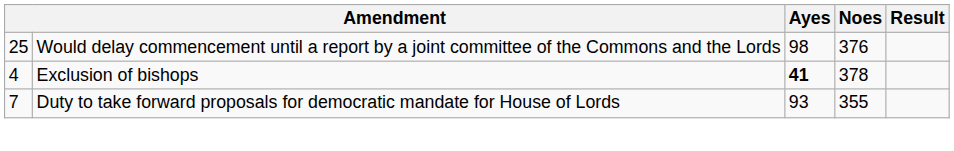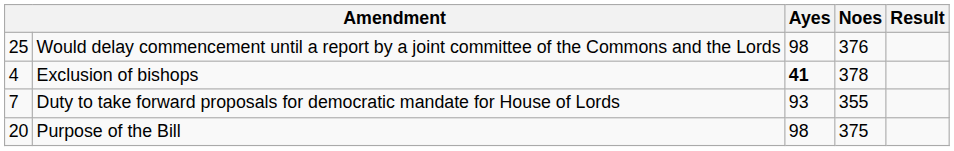+ row: (109, 131)
